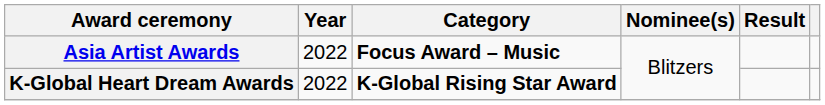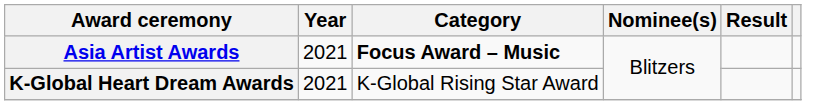(325, 52) 2022 -> (325, 52) 2021
(325, 83) 2022 -> (325, 83) 2021
(487, 83) bold -> (478, 83) normal
